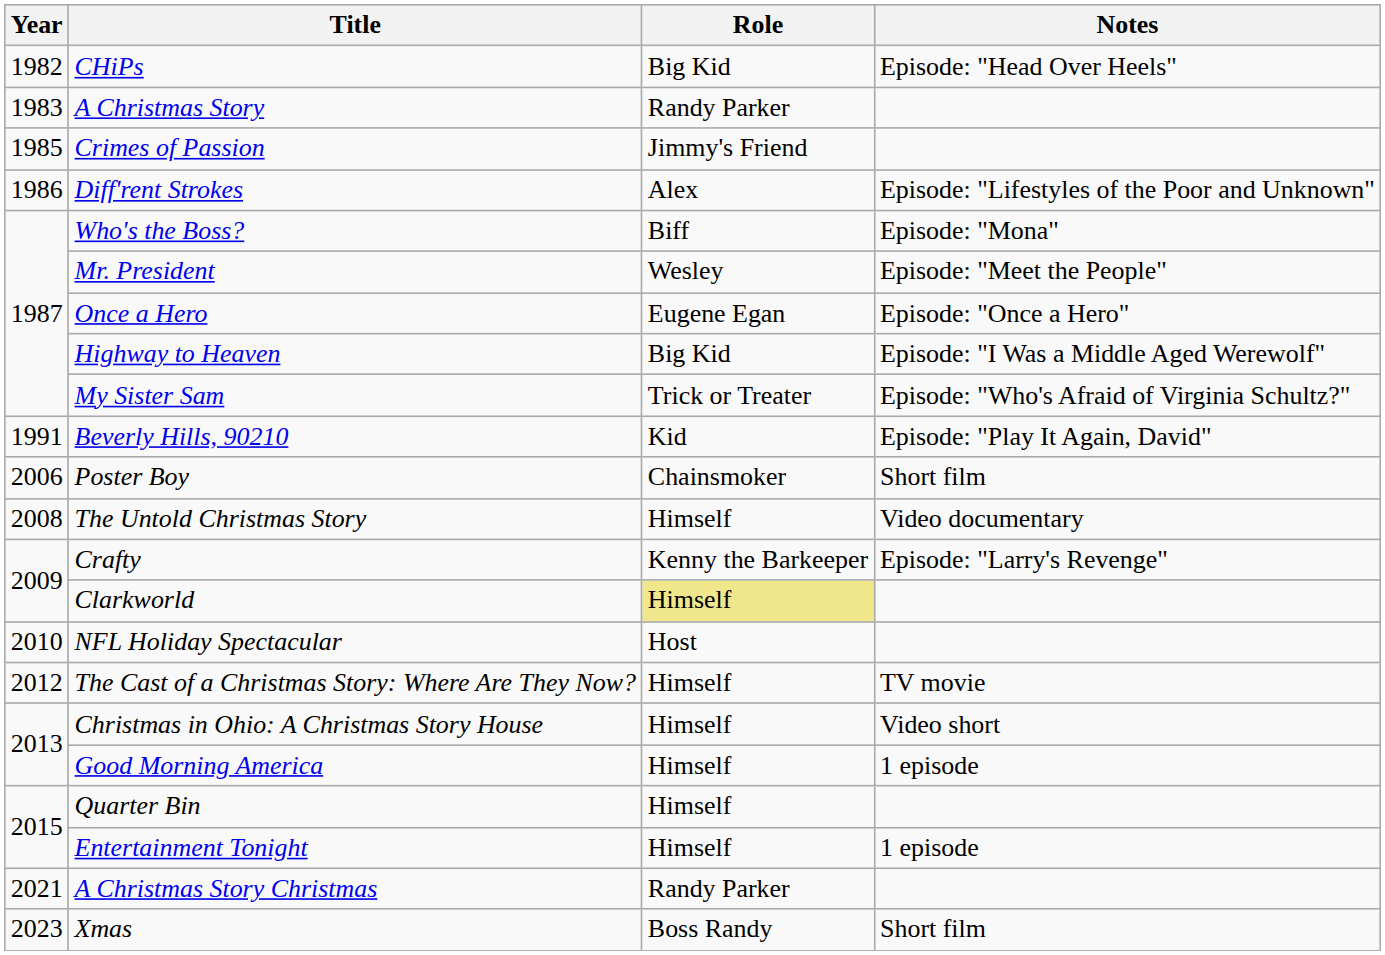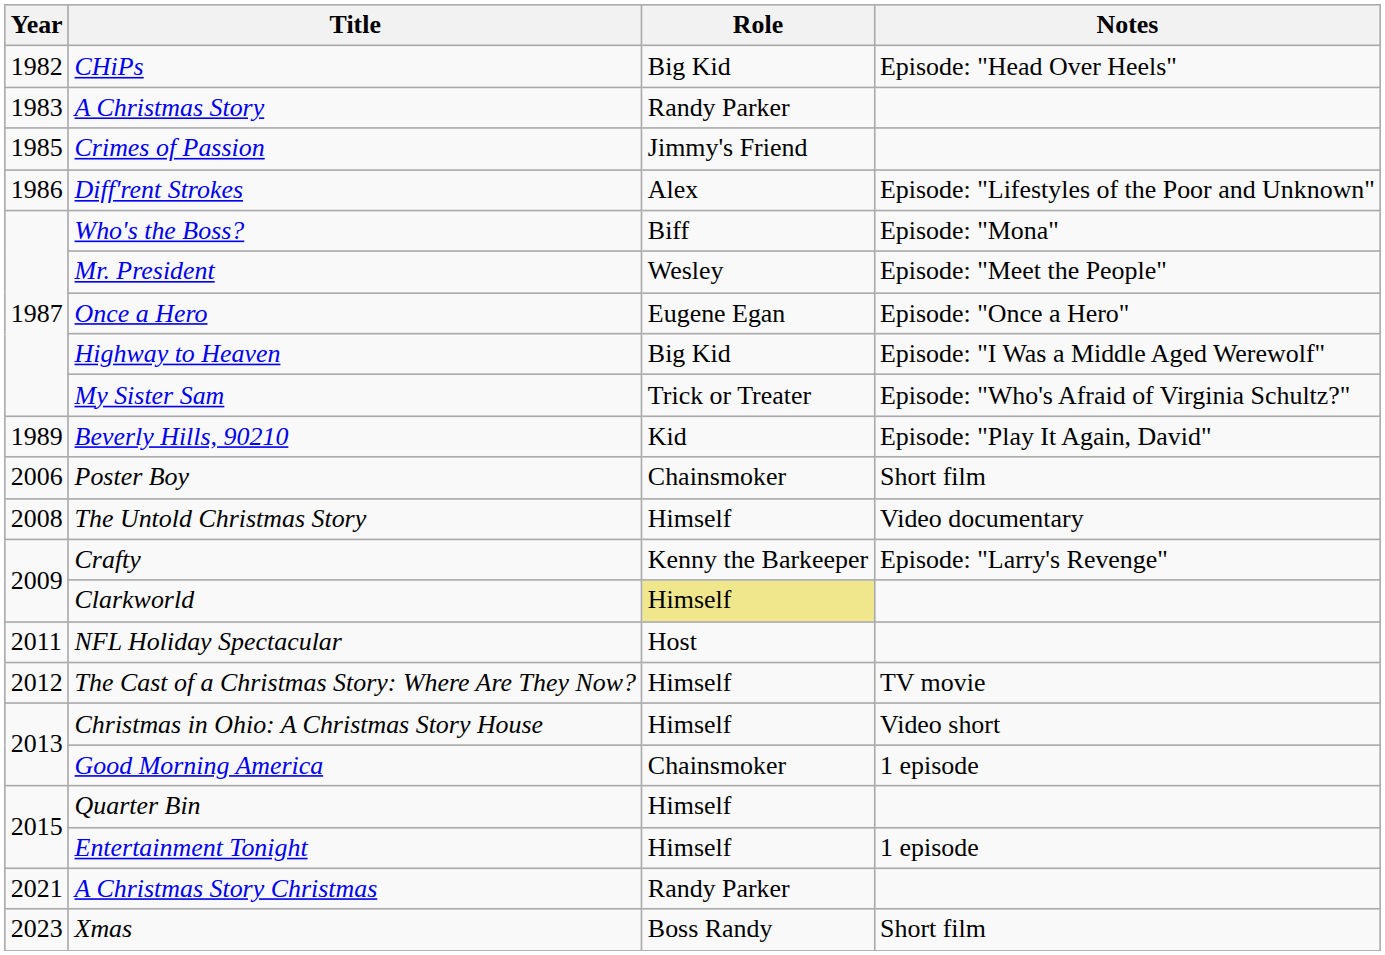(37, 436) 1991 -> (37, 436) 1989
(37, 641) 2010 -> (36, 641) 2011
(690, 764) Himself -> (717, 764) Chainsmoker
